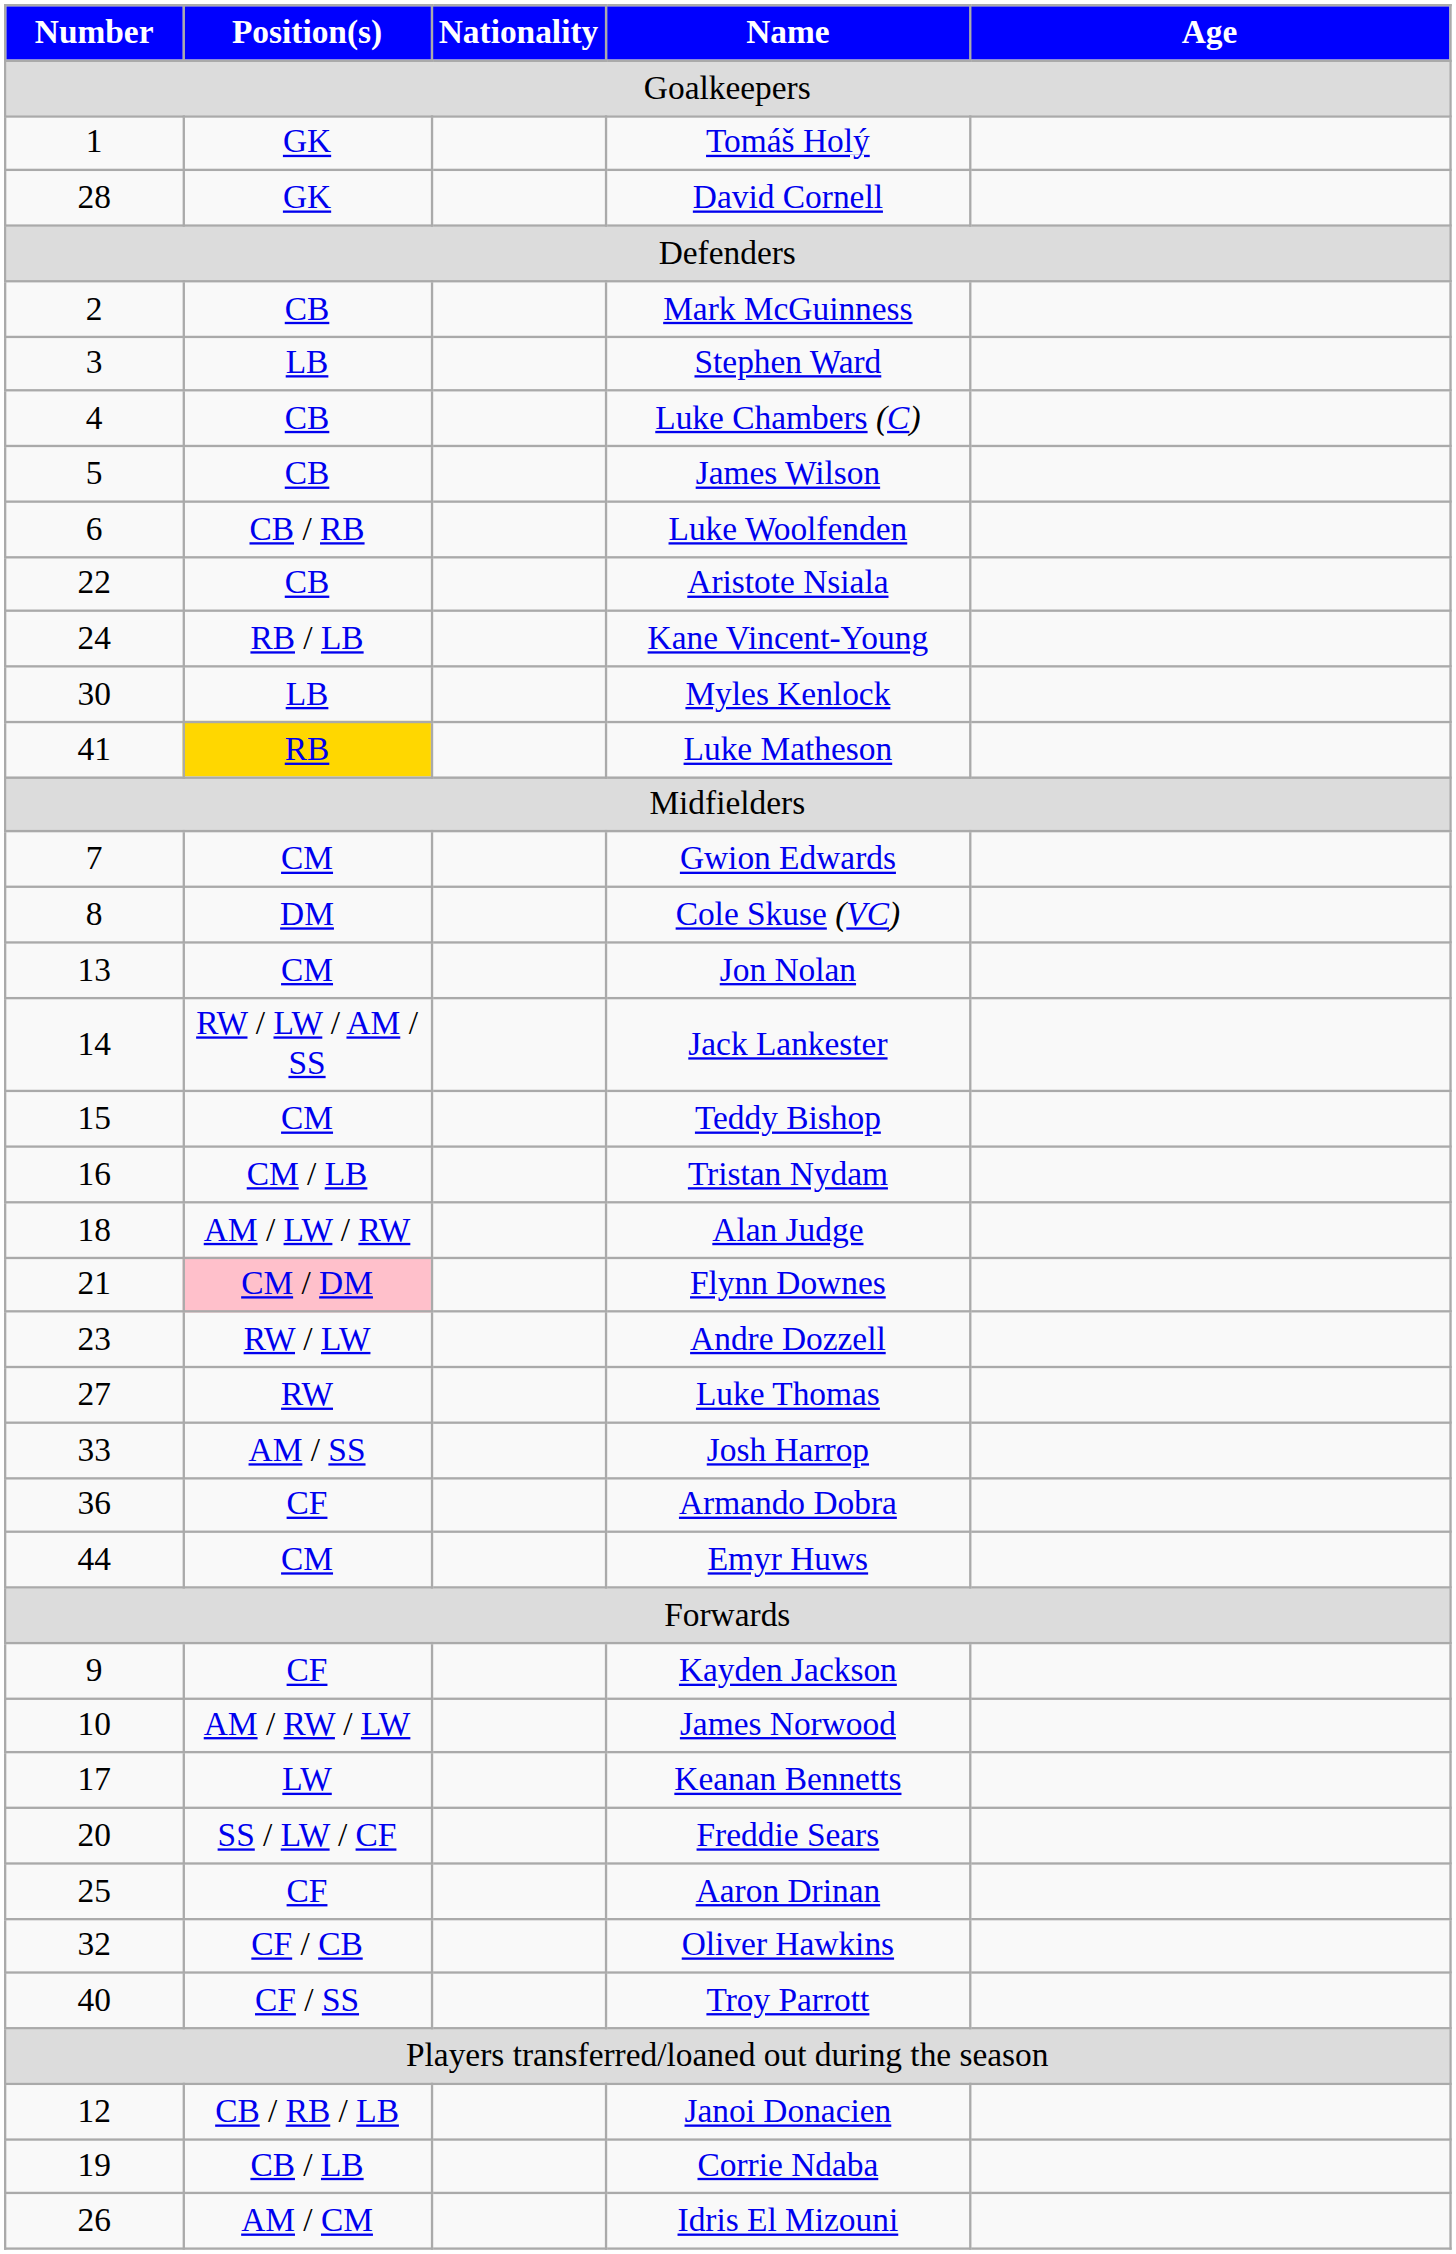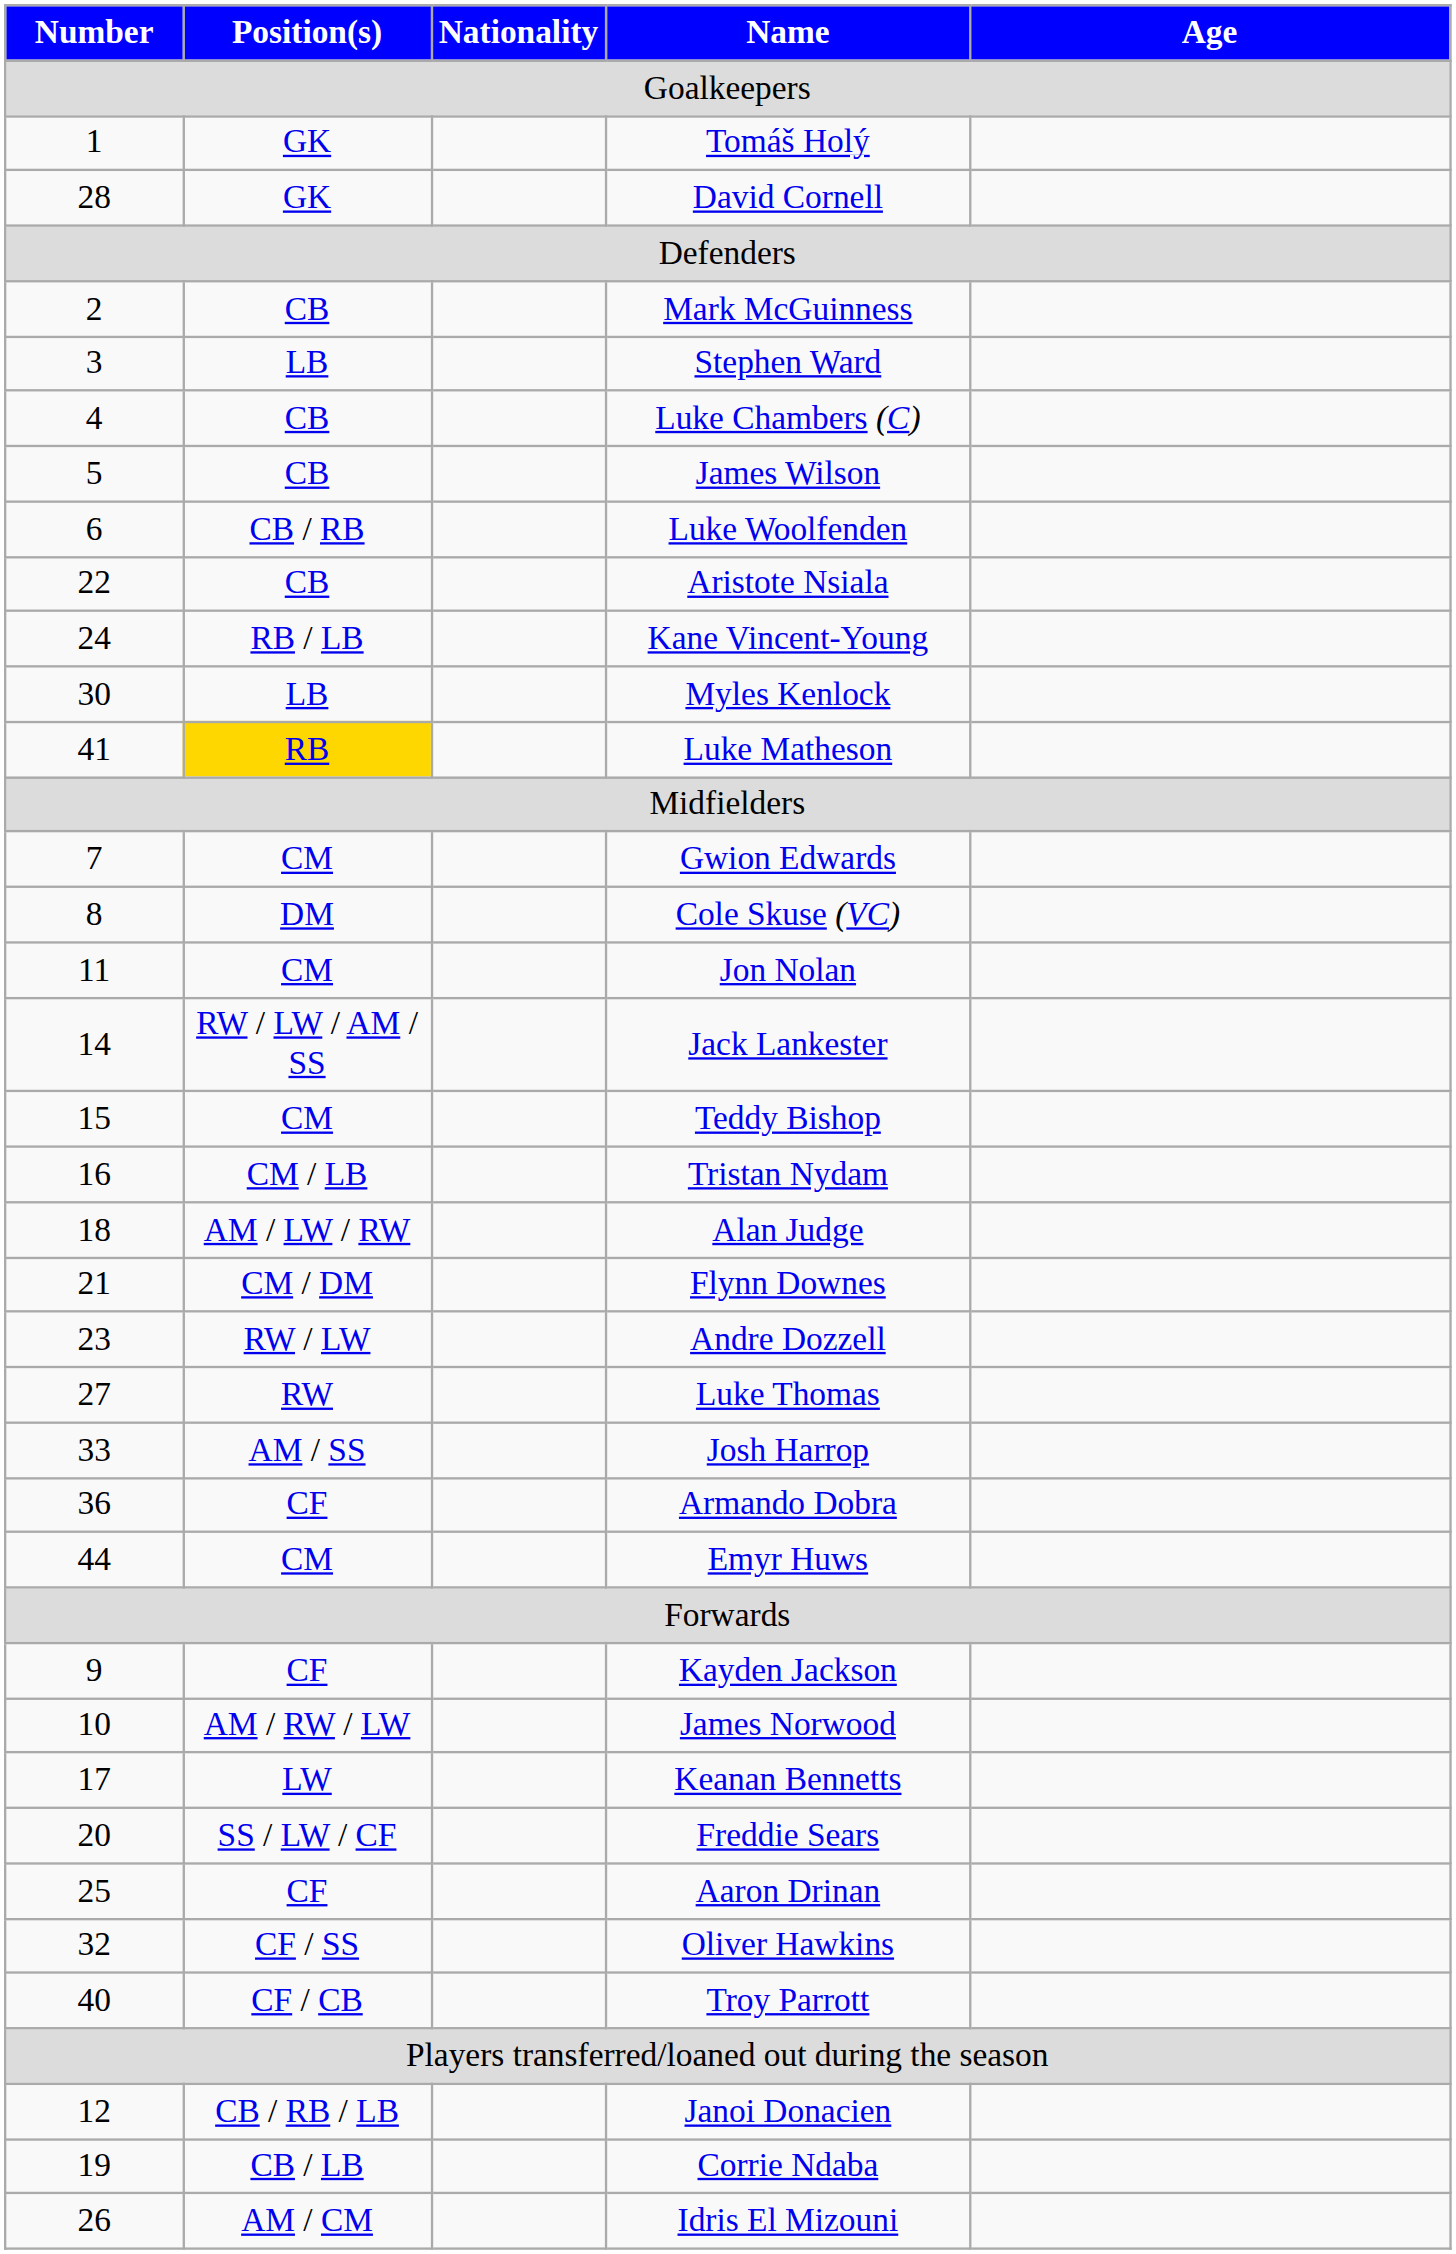(94, 969) 13 -> (94, 969) 11
(307, 1284) pink background -> (307, 1284) no background
(307, 1945) CF / CB -> (307, 1945) CF / SS
(307, 2000) CF / SS -> (307, 2000) CF / CB
